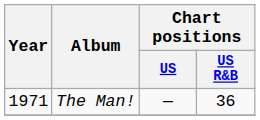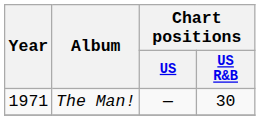(226, 101) 36 -> (226, 101) 30
